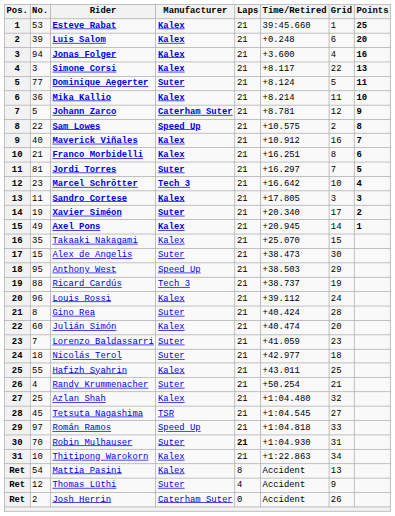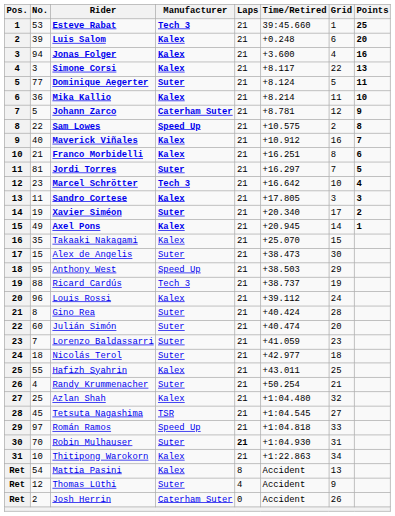(171, 26) Kalex -> (174, 26) Tech 3
(171, 328) Kalex -> (171, 328) Suter
